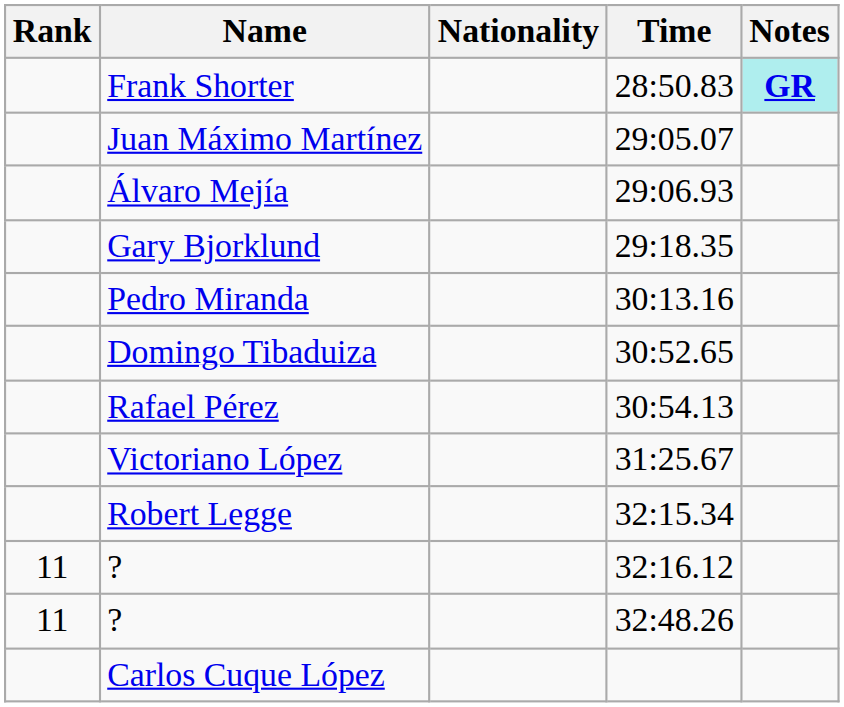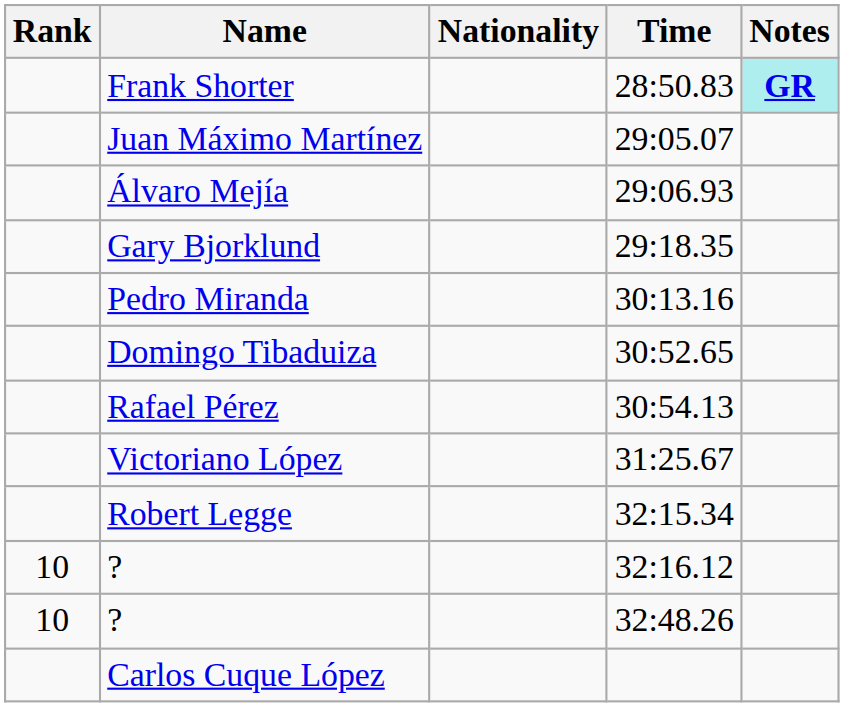(52, 566) 11 -> (52, 566) 10
(52, 620) 11 -> (52, 620) 10
